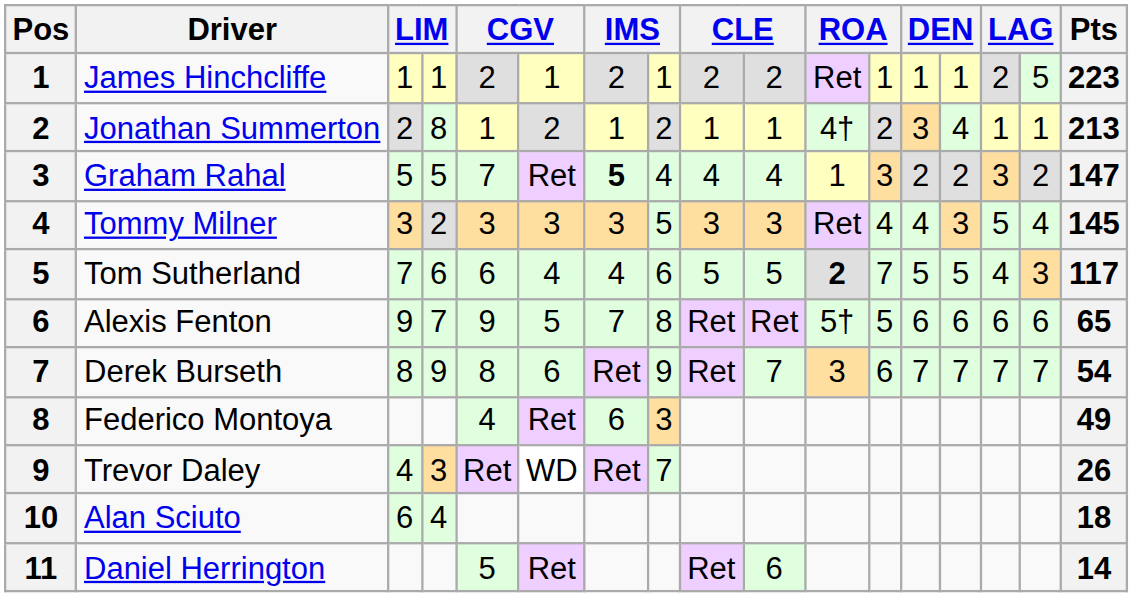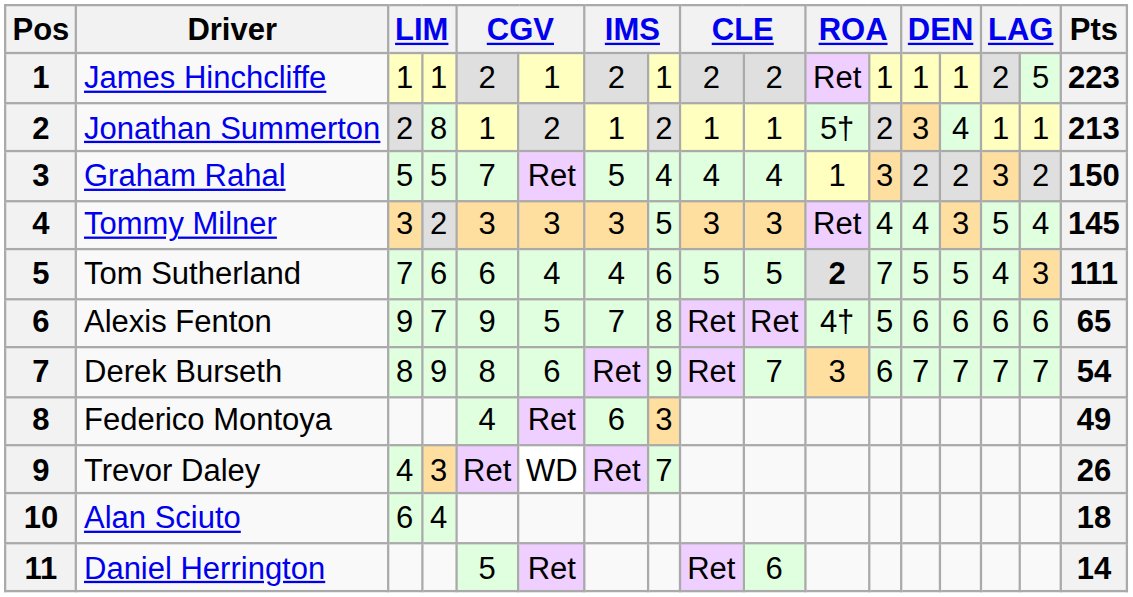(837, 127) 4† -> (837, 127) 5†
(616, 176) bold -> (616, 176) normal
(1094, 176) 147 -> (1094, 176) 150
(1094, 274) 117 -> (1094, 274) 111
(837, 322) 5† -> (837, 322) 4†
